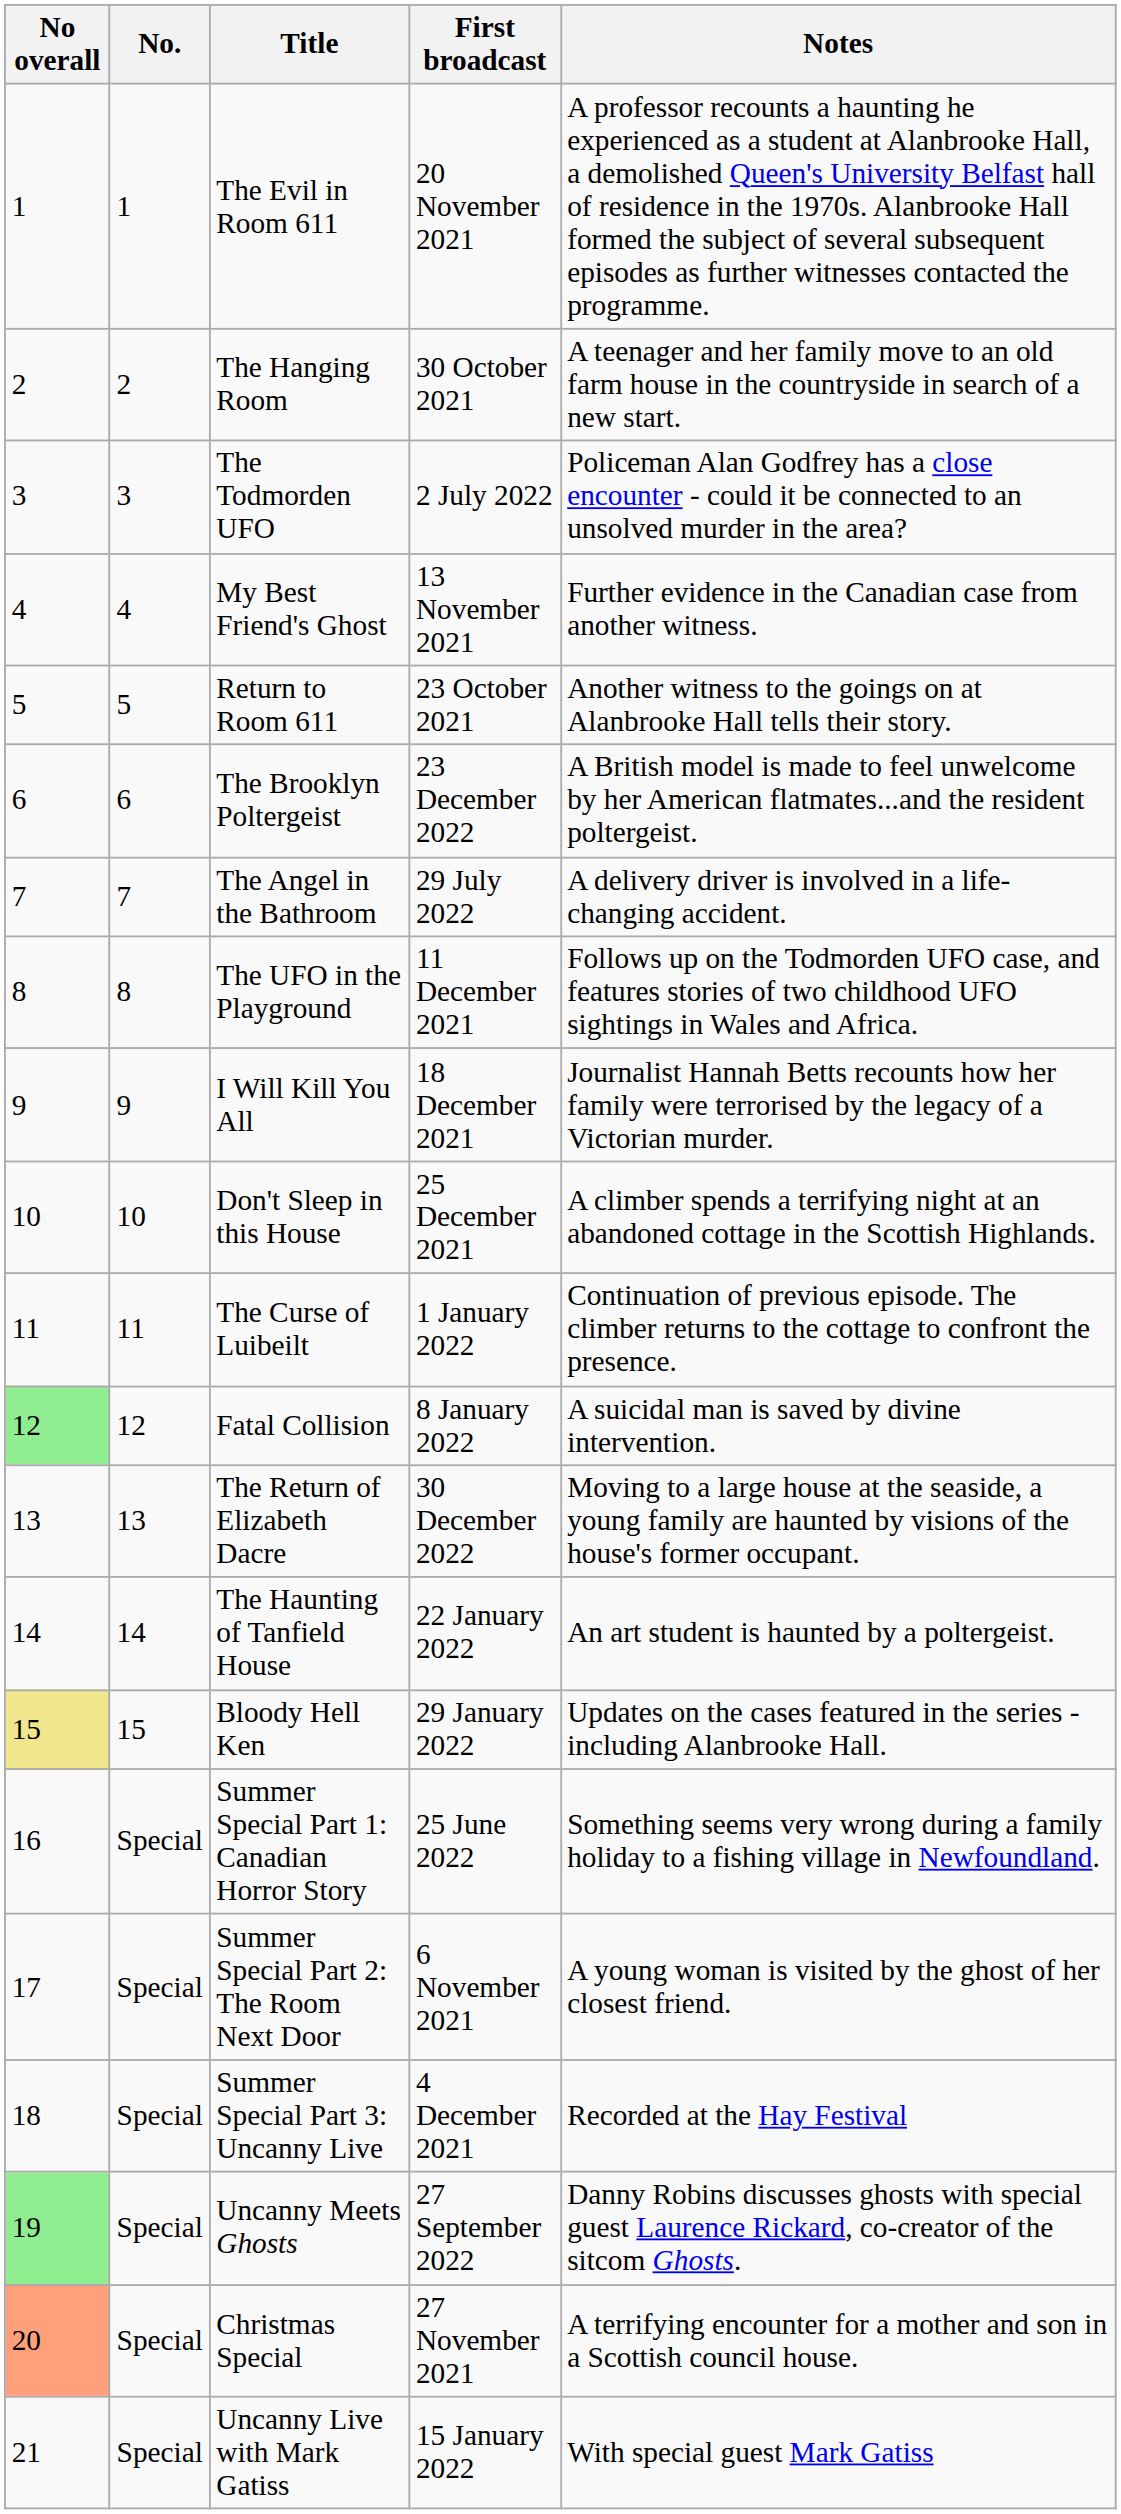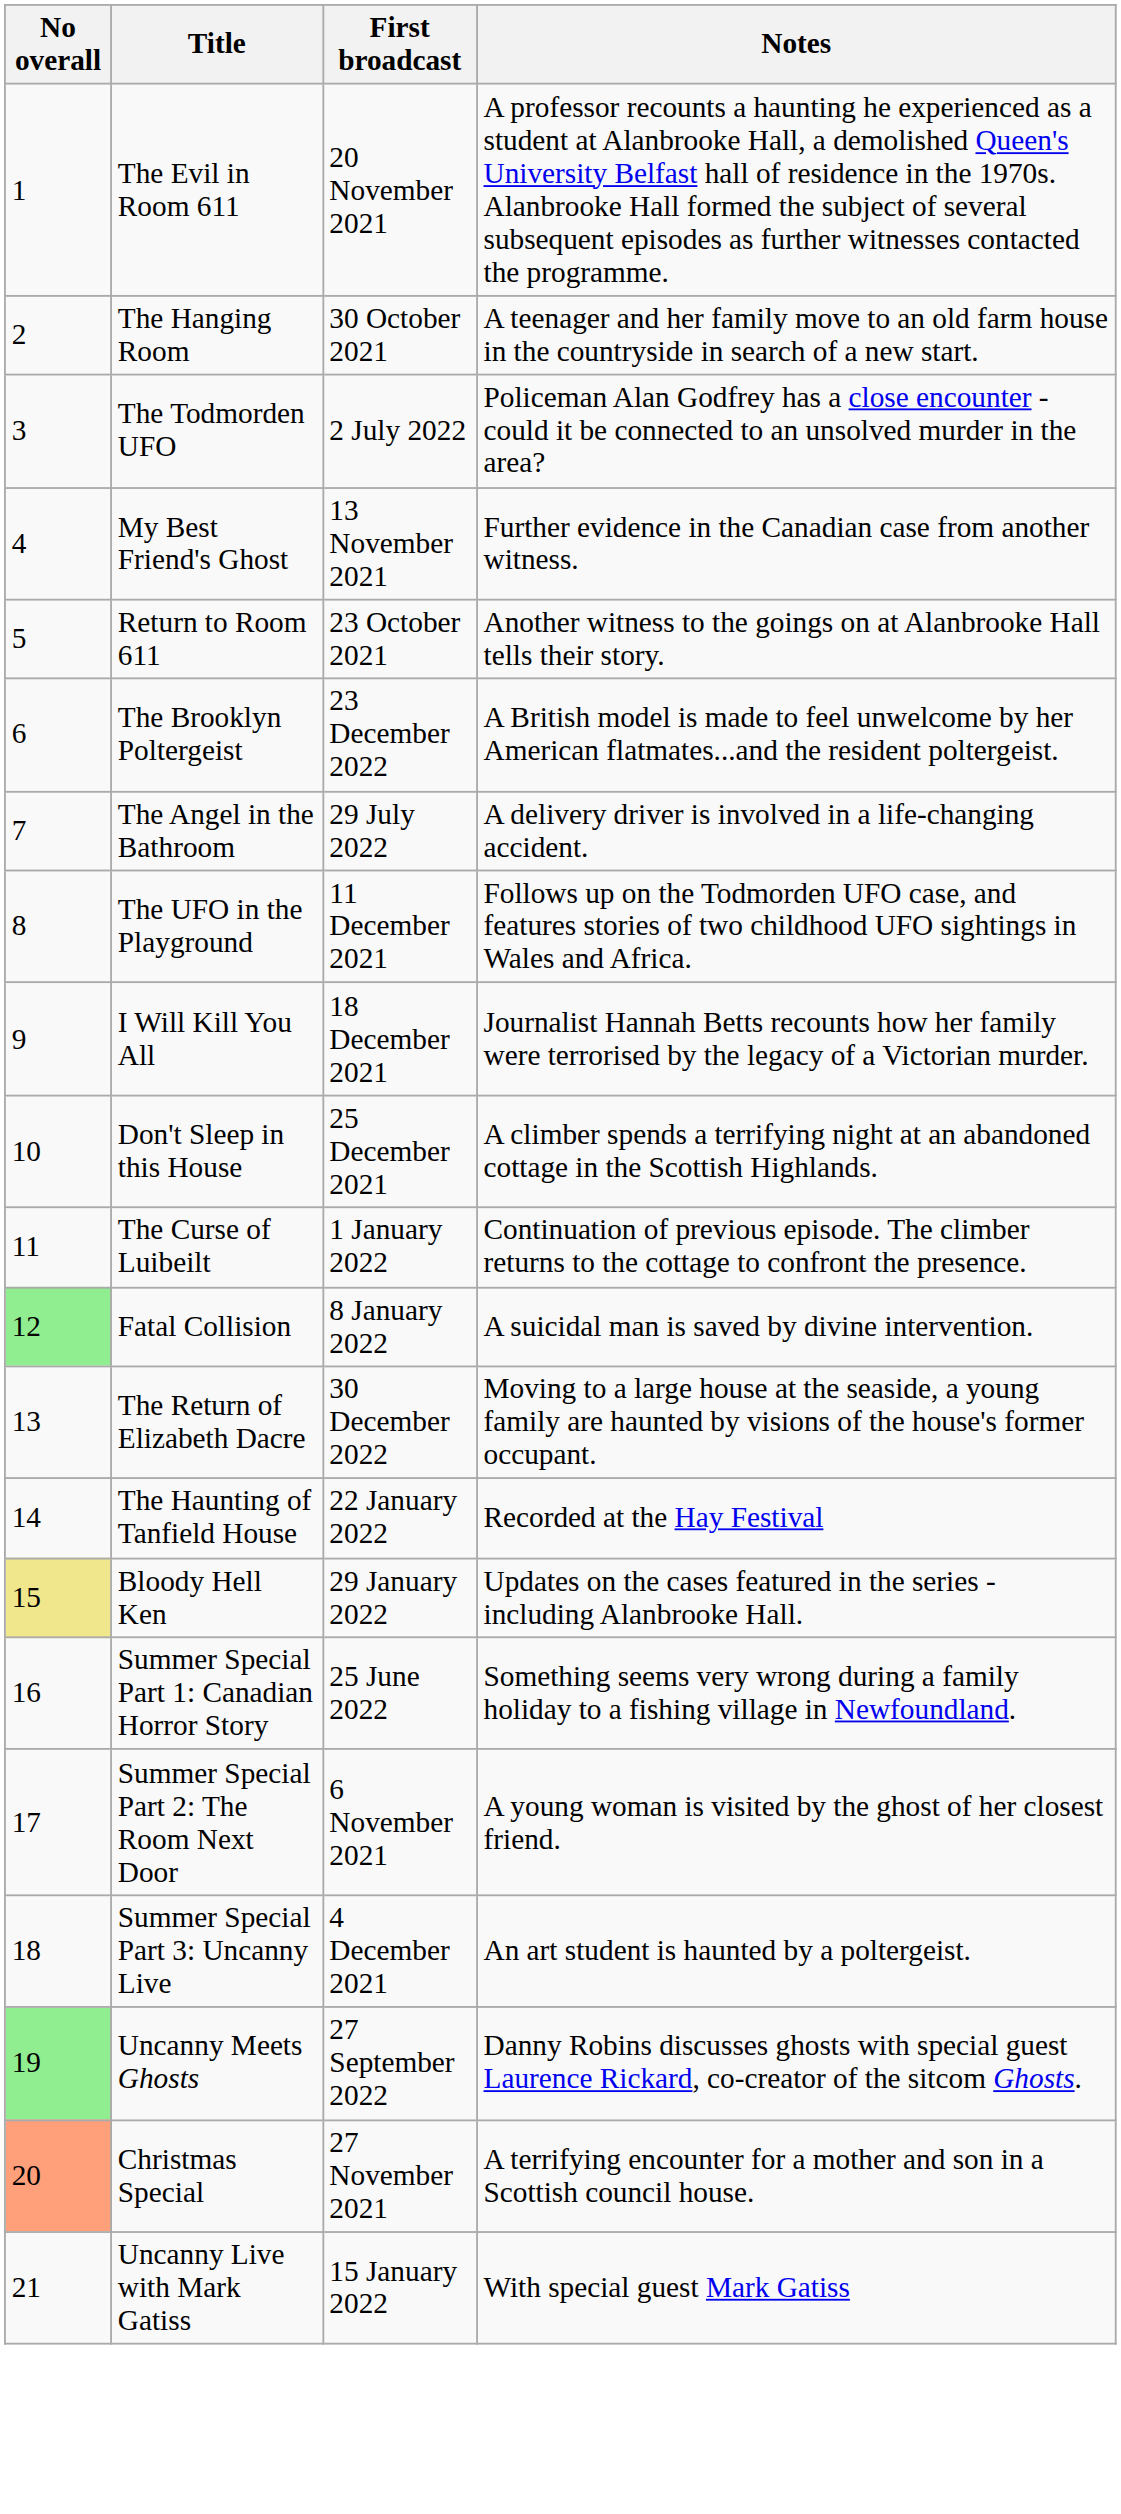- column: (160, 44)
(811, 1633) An art student is haunted by a poltergeist. -> (653, 1517) Recorded at the Hay Festival
(737, 2115) Recorded at the Hay Festival -> (727, 1950) An art student is haunted by a poltergeist.
